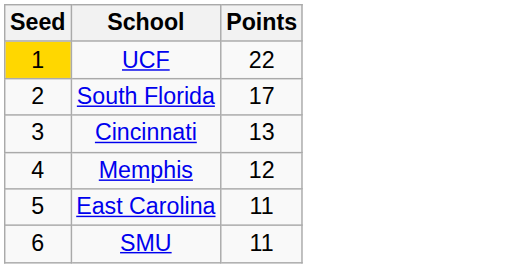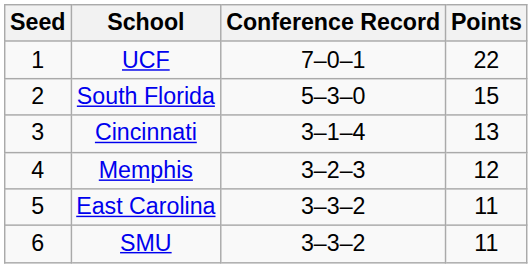+ column: (333, 22)
(38, 59) gold background -> (38, 59) no background
(262, 96) 17 -> (486, 96) 15
